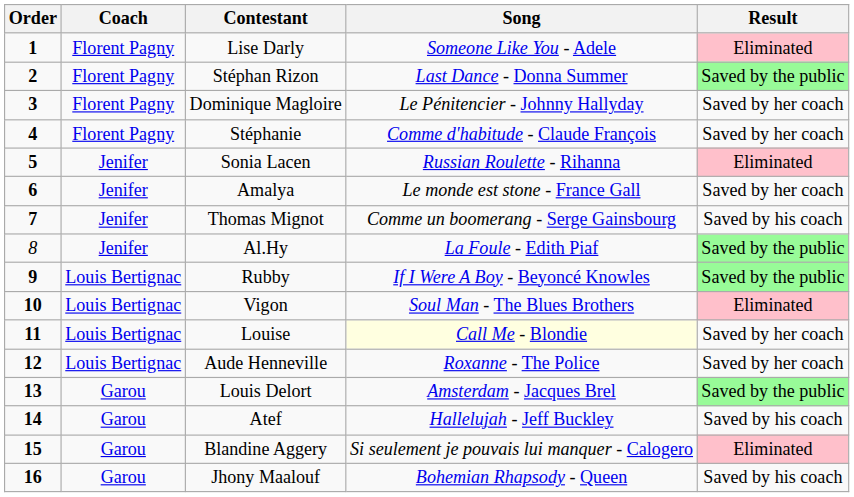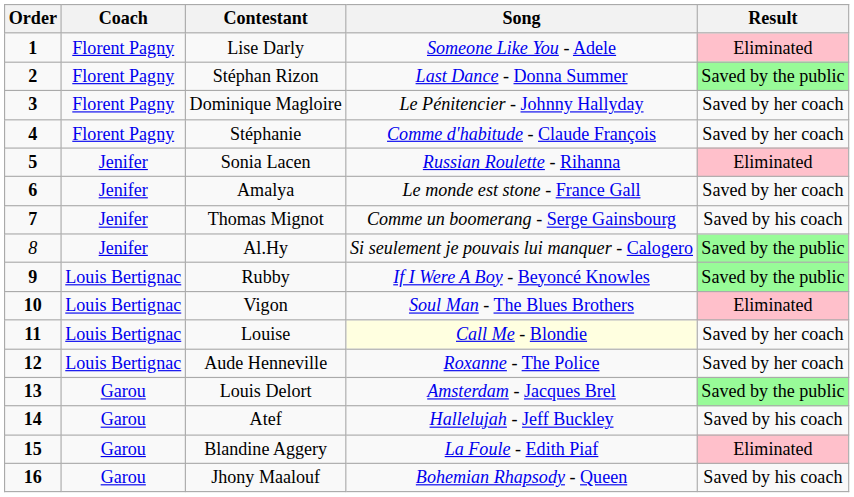(522, 248) La Foule - Edith Piaf -> (522, 248) Si seulement je pouvais lui manquer - Calogero
(522, 448) Si seulement je pouvais lui manquer - Calogero -> (522, 448) La Foule - Edith Piaf
